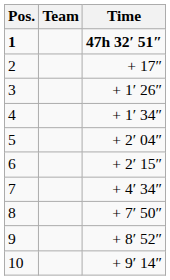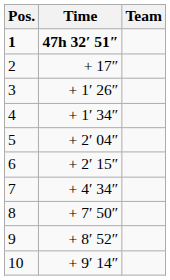columns swapped: (61, 16) <-> (124, 16)
